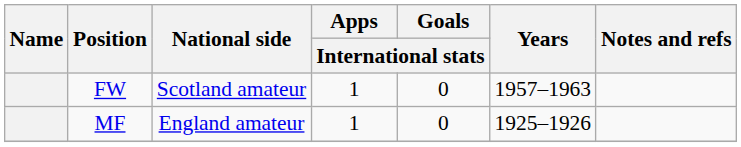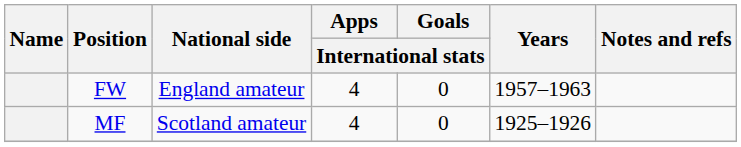(232, 89) Scotland amateur -> (232, 89) England amateur
(354, 89) 1 -> (354, 89) 4
(232, 123) England amateur -> (232, 123) Scotland amateur
(354, 123) 1 -> (354, 123) 4
